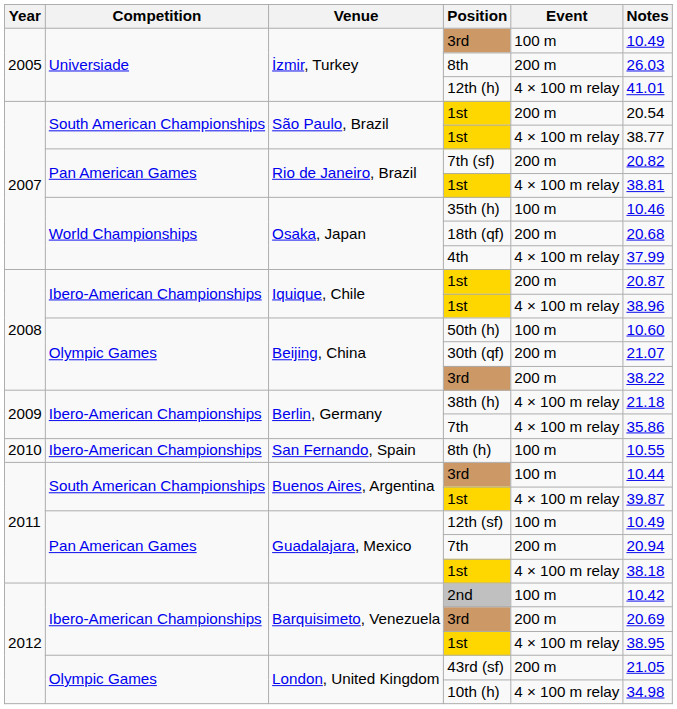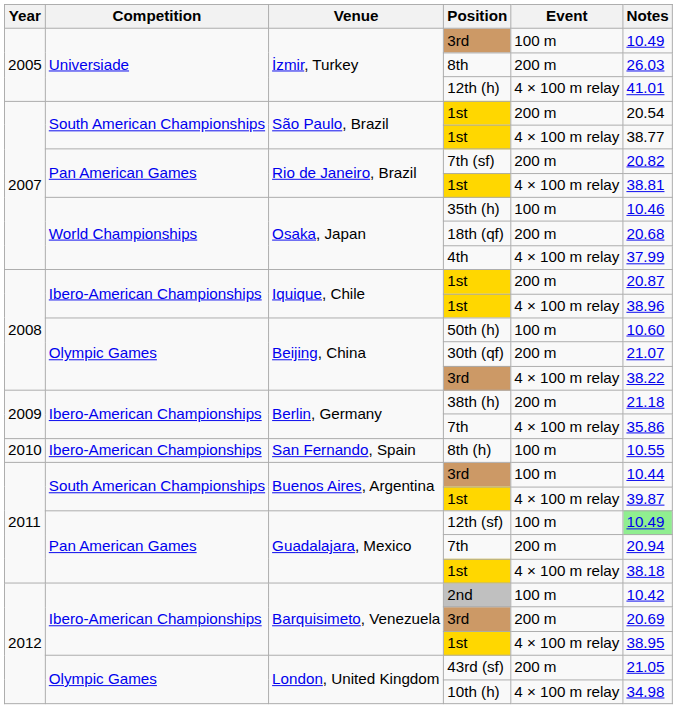(535, 378) 200 m -> (567, 378) 4 × 100 m relay
(567, 402) 4 × 100 m relay -> (535, 402) 200 m
(645, 522) no background -> (645, 522) lightgreen background
